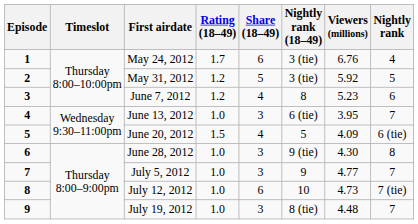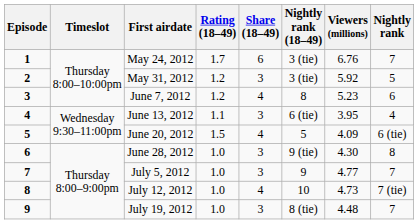(392, 59) 4 -> (392, 59) 7
(260, 78) 5 -> (260, 78) 3
(218, 115) 1.0 -> (218, 115) 1.1
(392, 115) 7 -> (392, 115) 4
(260, 190) 6 -> (260, 190) 4
